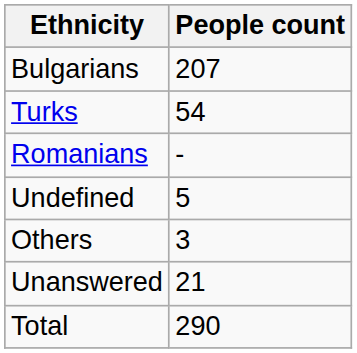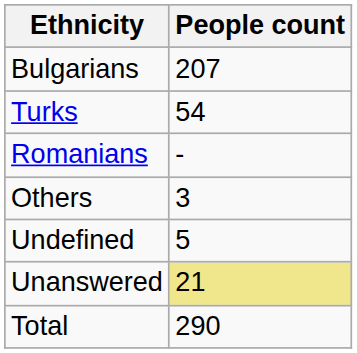rows swapped: (52, 240) <-> (73, 197)
(190, 283) no background -> (190, 283) khaki background
